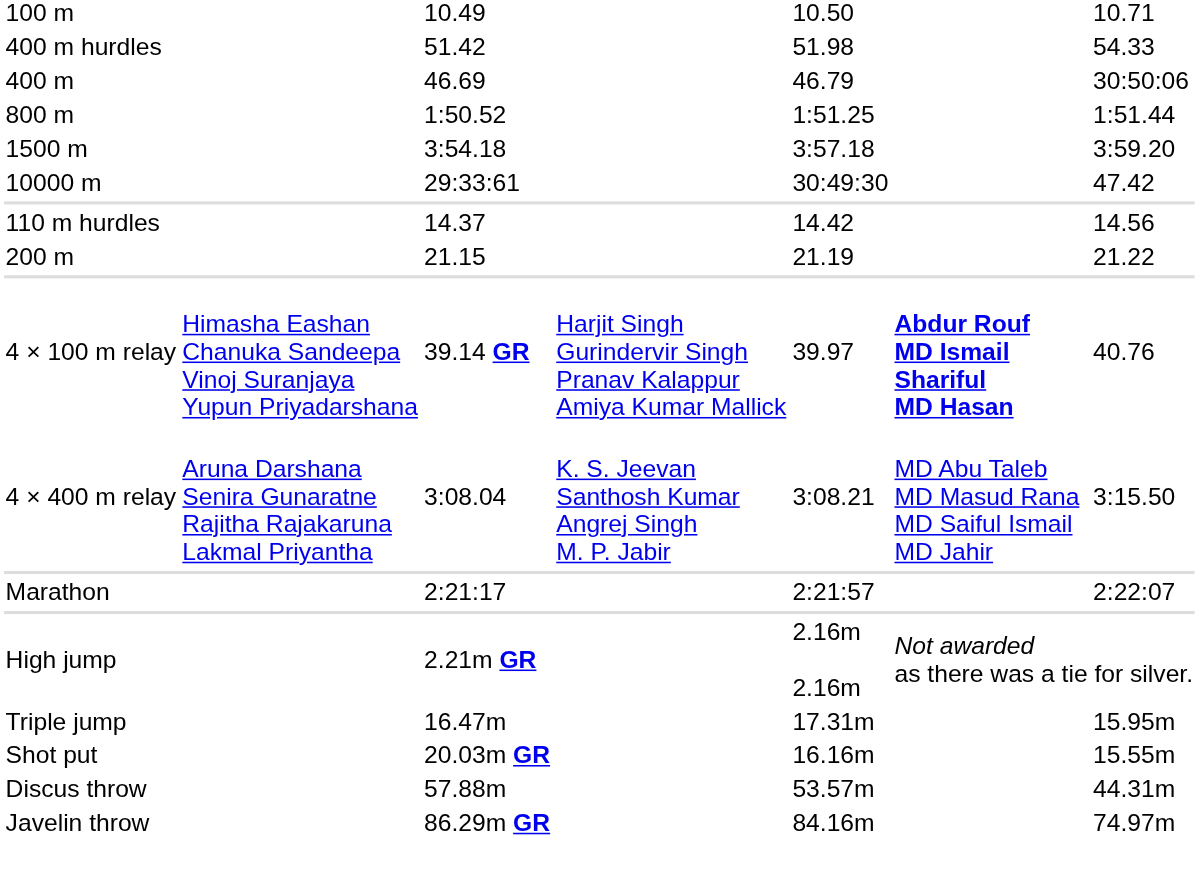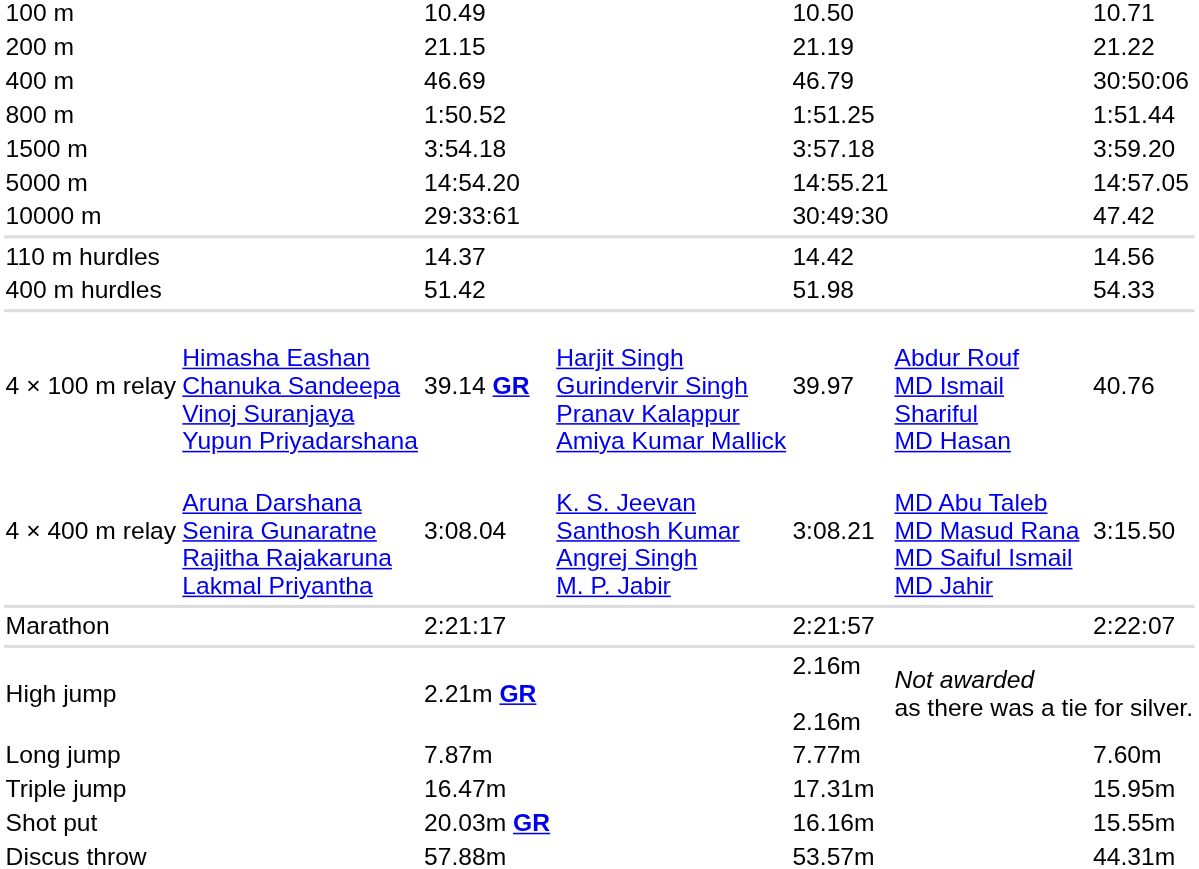rows swapped: (40, 256) <-> (84, 47)
+ row: (47, 182)
(962, 365) bold -> (957, 399) normal
+ row: (63, 755)
- row: (78, 823)
